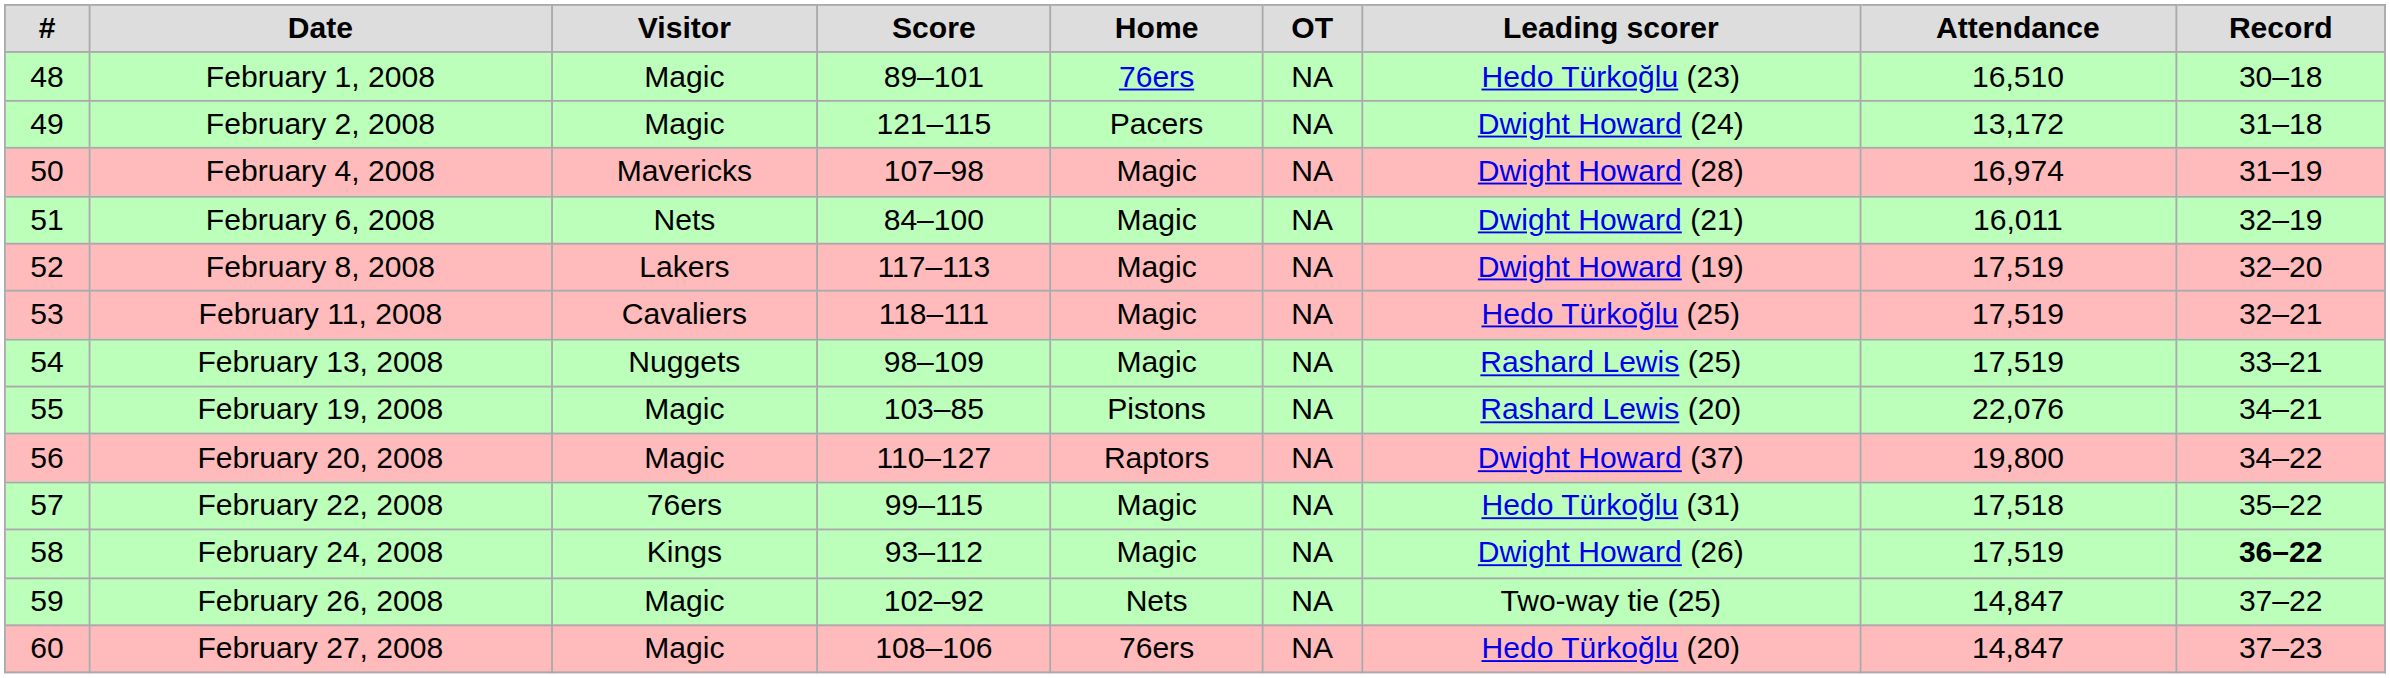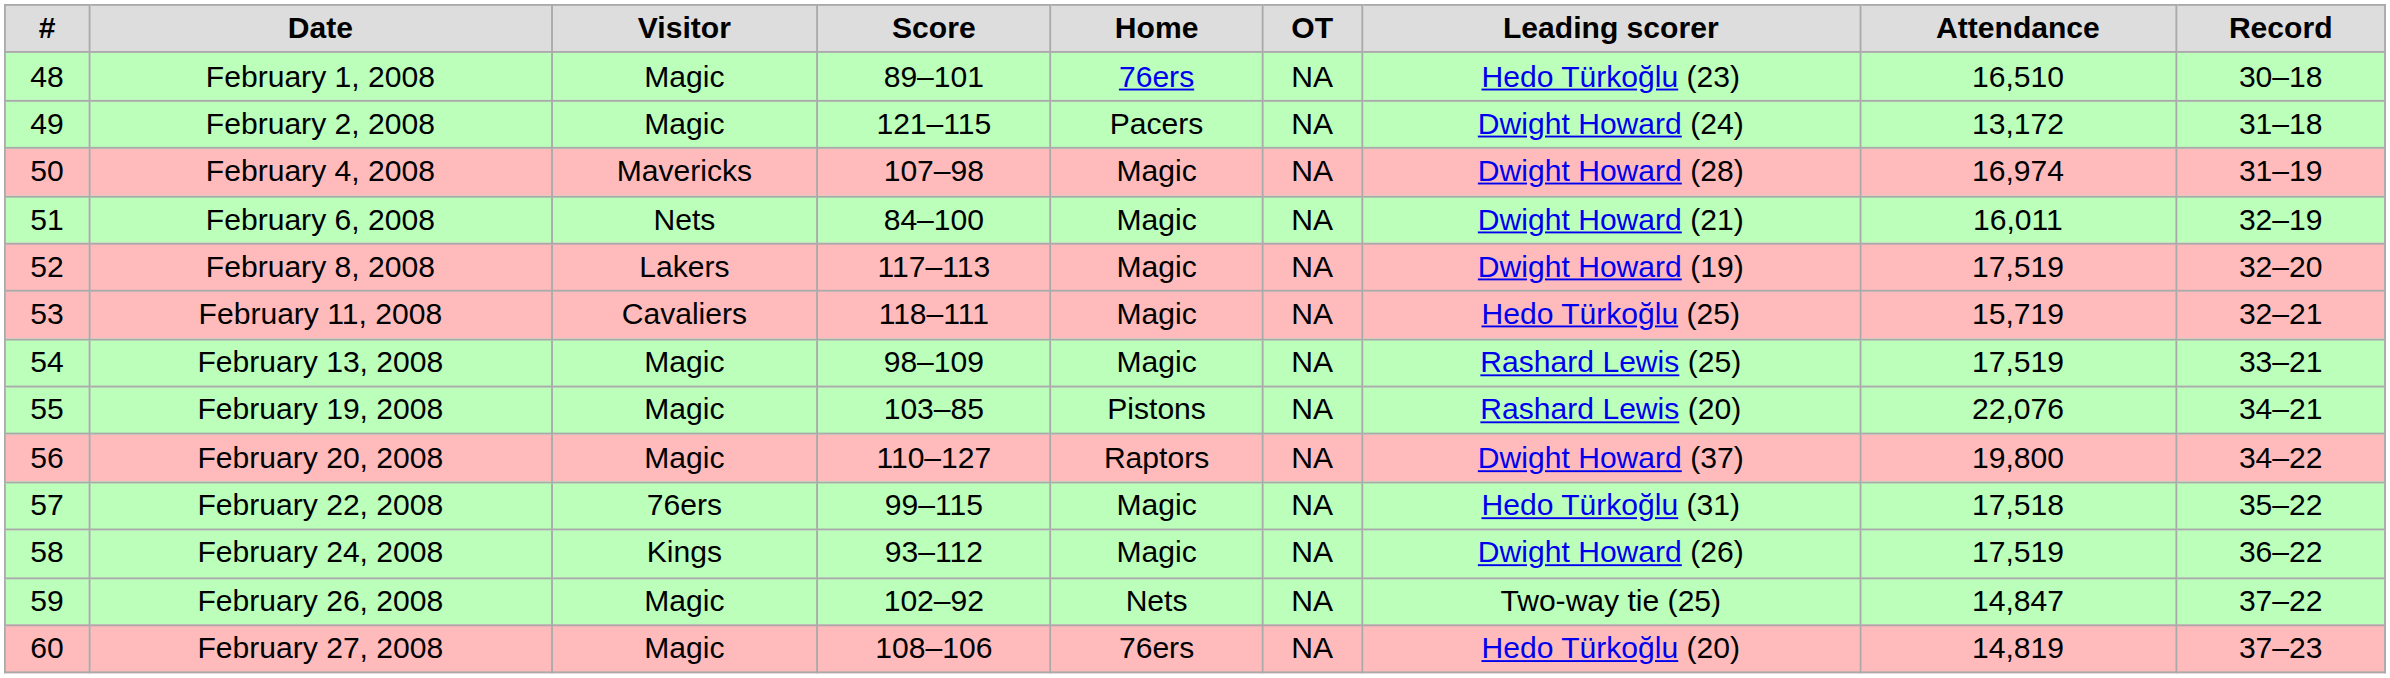(2018, 314) 17,519 -> (2018, 314) 15,719
(684, 362) Nuggets -> (684, 362) Magic
(2281, 553) bold -> (2281, 553) normal
(2018, 648) 14,847 -> (2018, 648) 14,819
